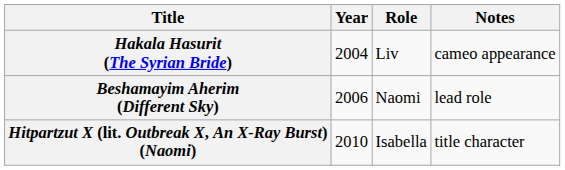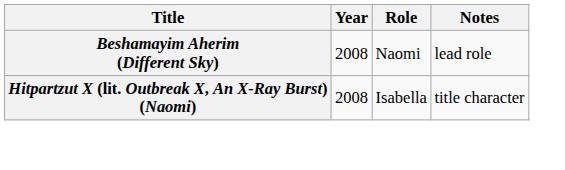- row: (168, 52)
(352, 97) 2006 -> (352, 52) 2008
(352, 142) 2010 -> (352, 97) 2008
